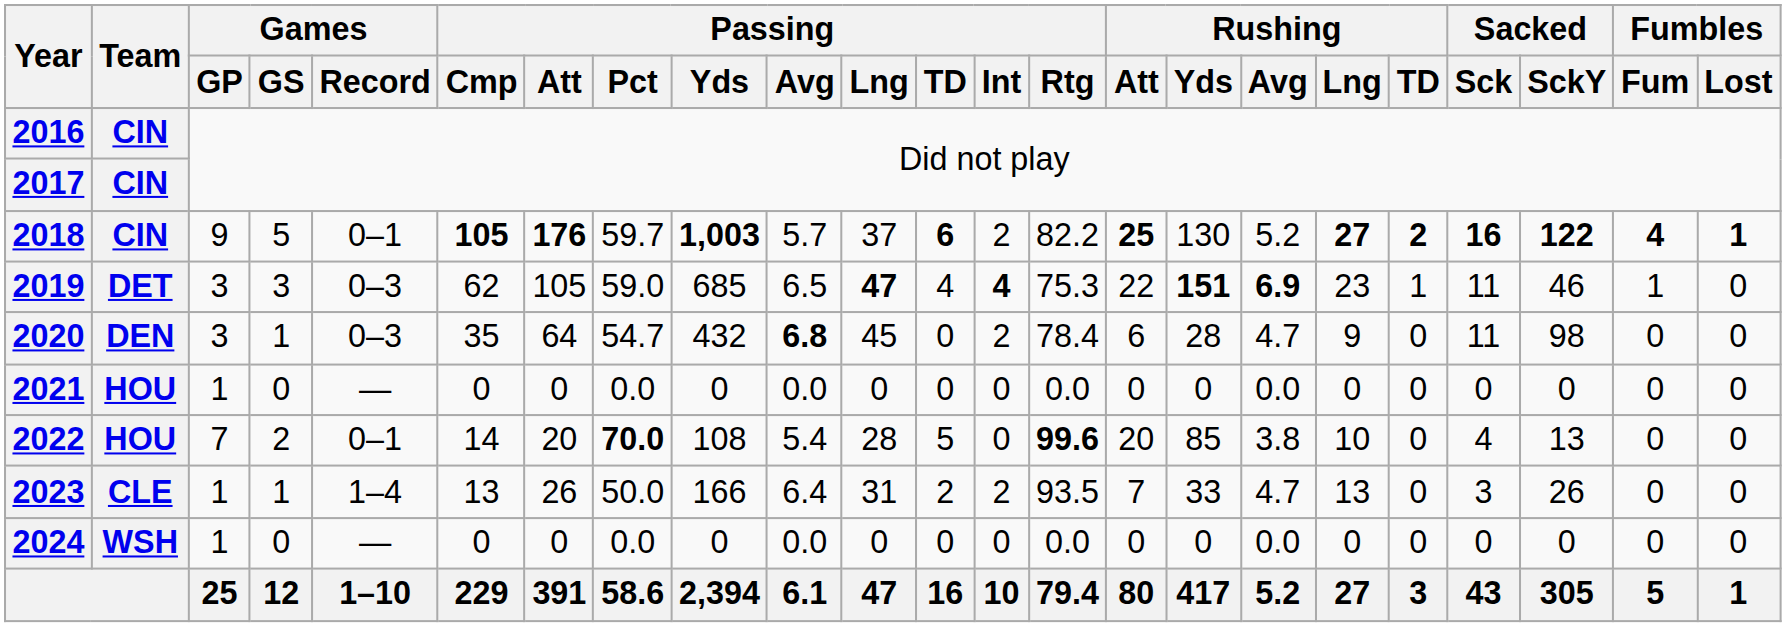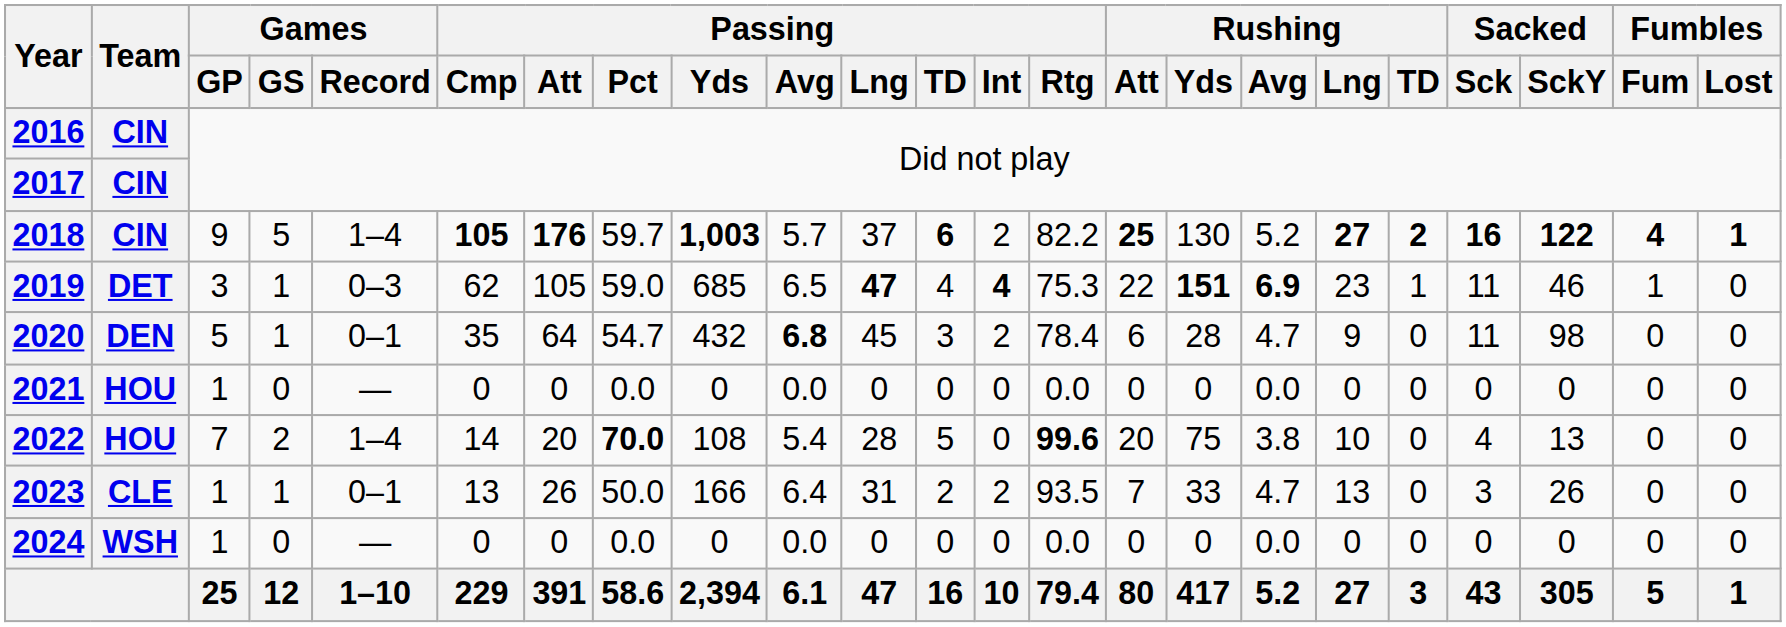(375, 235) 0–1 -> (375, 235) 1–4
(281, 286) 3 -> (281, 286) 1
(220, 337) 3 -> (220, 337) 5
(375, 337) 0–3 -> (375, 337) 0–1
(945, 337) 0 -> (945, 337) 3
(375, 440) 0–1 -> (375, 440) 1–4
(1203, 440) 85 -> (1203, 440) 75
(375, 491) 1–4 -> (375, 491) 0–1
